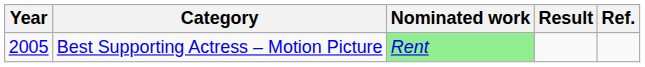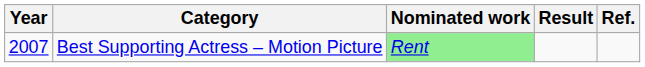(29, 47) 2005 -> (29, 47) 2007
